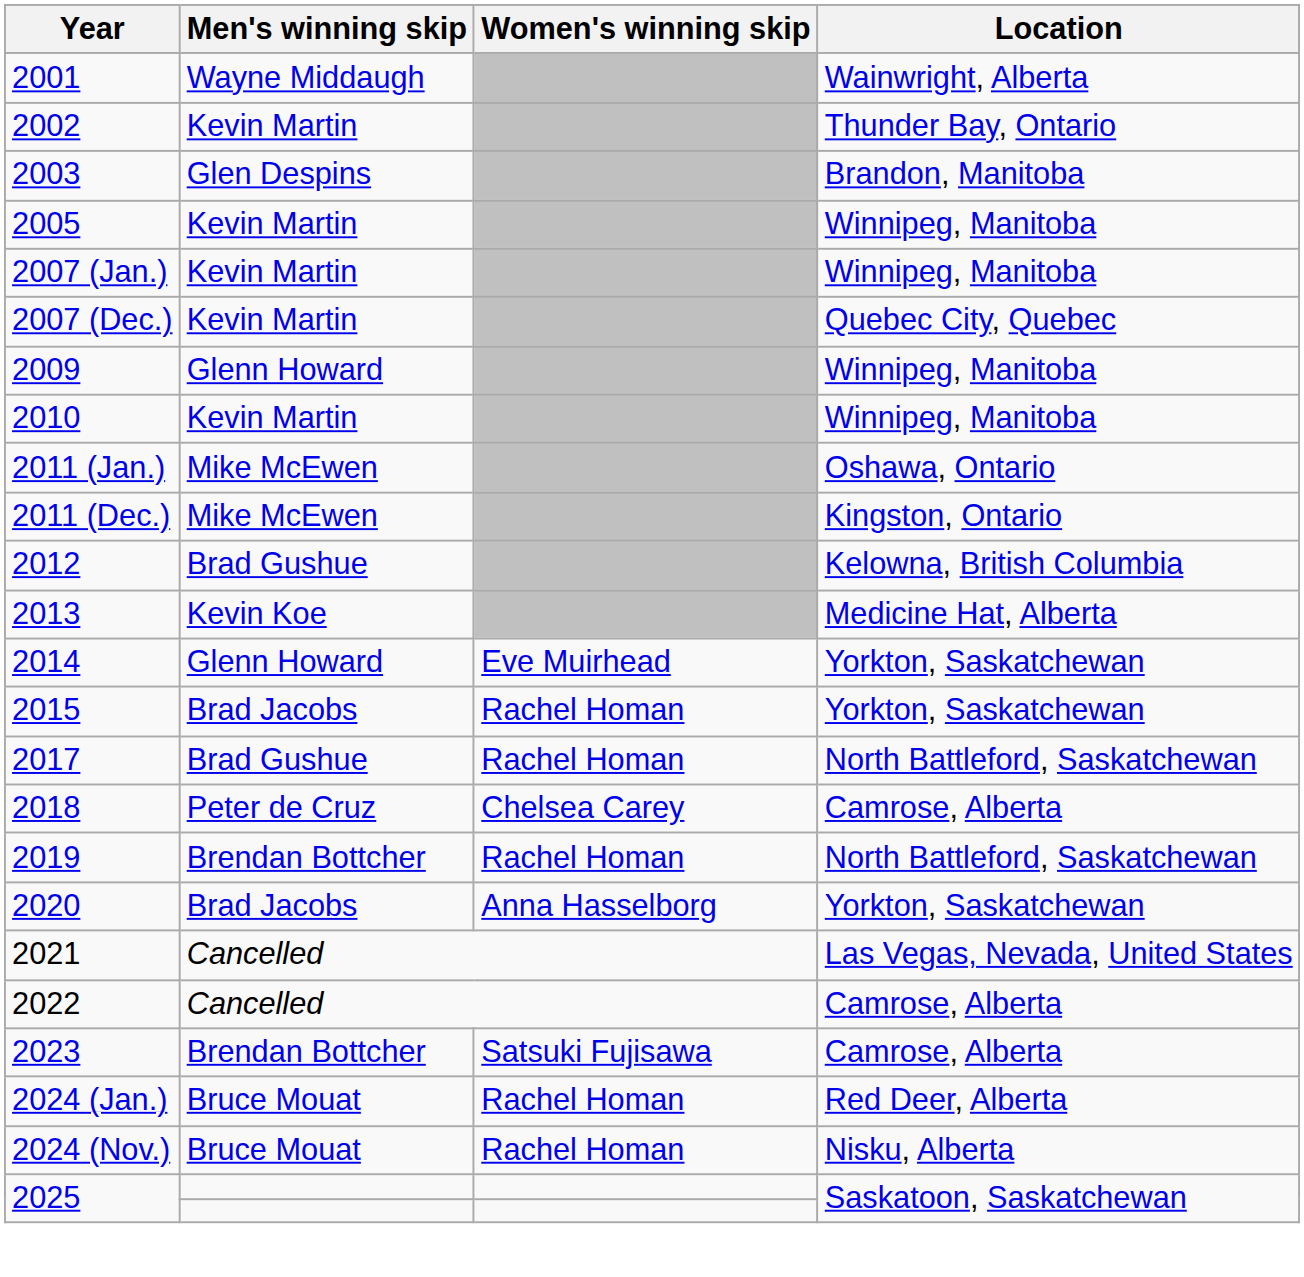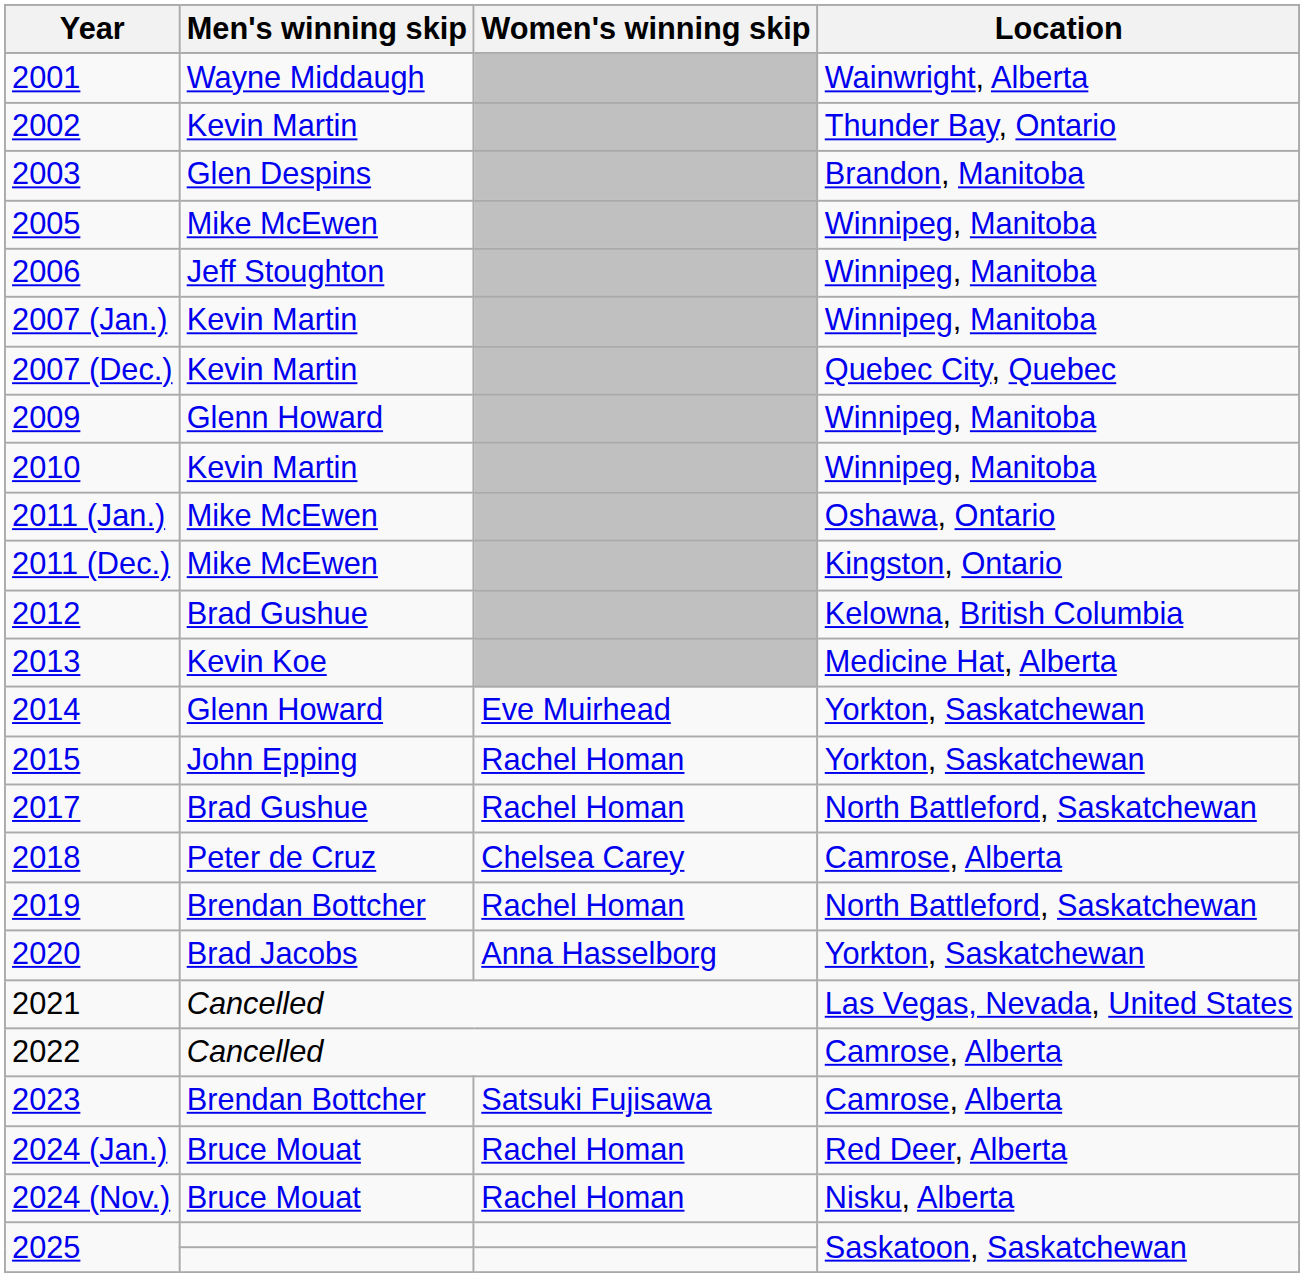(272, 223) Kevin Martin -> (282, 223) Mike McEwen
+ row: (46, 272)
(272, 710) Brad Jacobs -> (272, 759) John Epping
